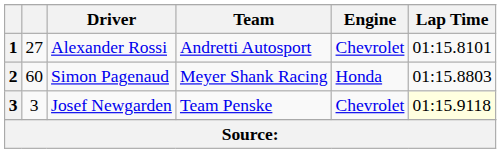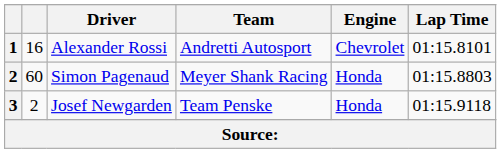(34, 47) 27 -> (34, 47) 16
(34, 105) 3 -> (34, 105) 2
(370, 105) Chevrolet -> (359, 105) Honda
(452, 105) lightyellow background -> (452, 105) no background
